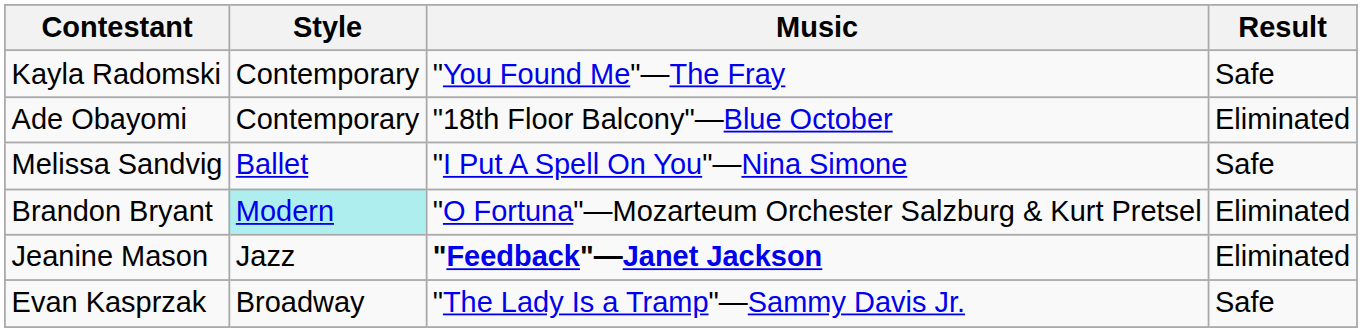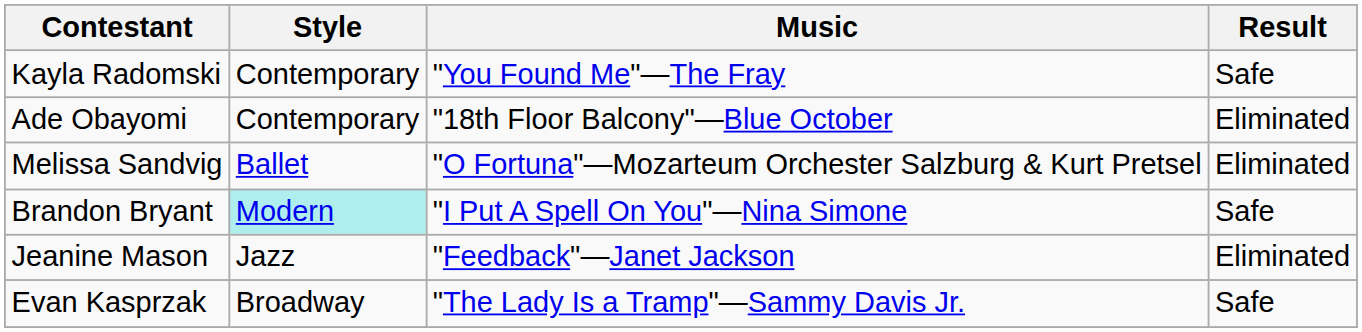(670, 165) "I Put A Spell On You"—Nina Simone -> (817, 165) "O Fortuna"—Mozarteum Orchester Salzburg & Kurt Pretsel
(1245, 165) Safe -> (1283, 165) Eliminated
(817, 211) "O Fortuna"—Mozarteum Orchester Salzburg & Kurt Pretsel -> (670, 211) "I Put A Spell On You"—Nina Simone
(1283, 211) Eliminated -> (1245, 211) Safe
(627, 257) bold -> (614, 257) normal
